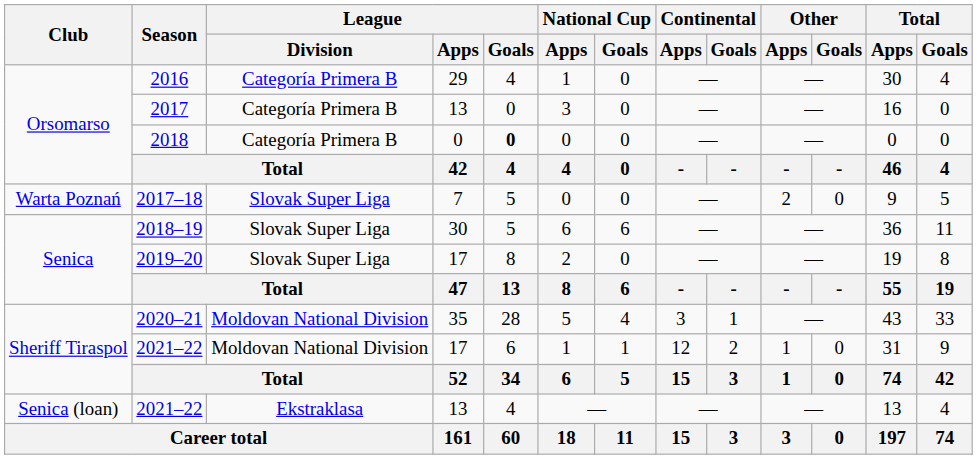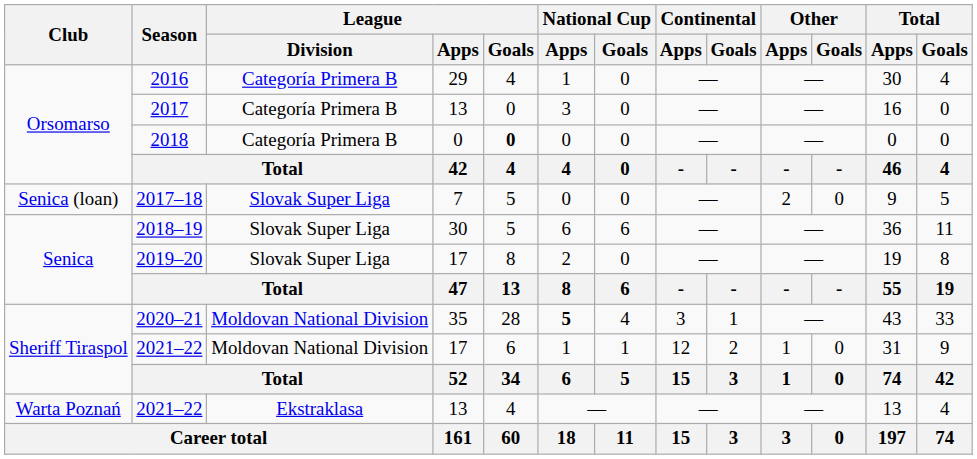(68, 199) Warta Poznań -> (68, 199) Senica (loan)
(566, 318) normal -> (566, 318) bold
(68, 408) Senica (loan) -> (68, 408) Warta Poznań
